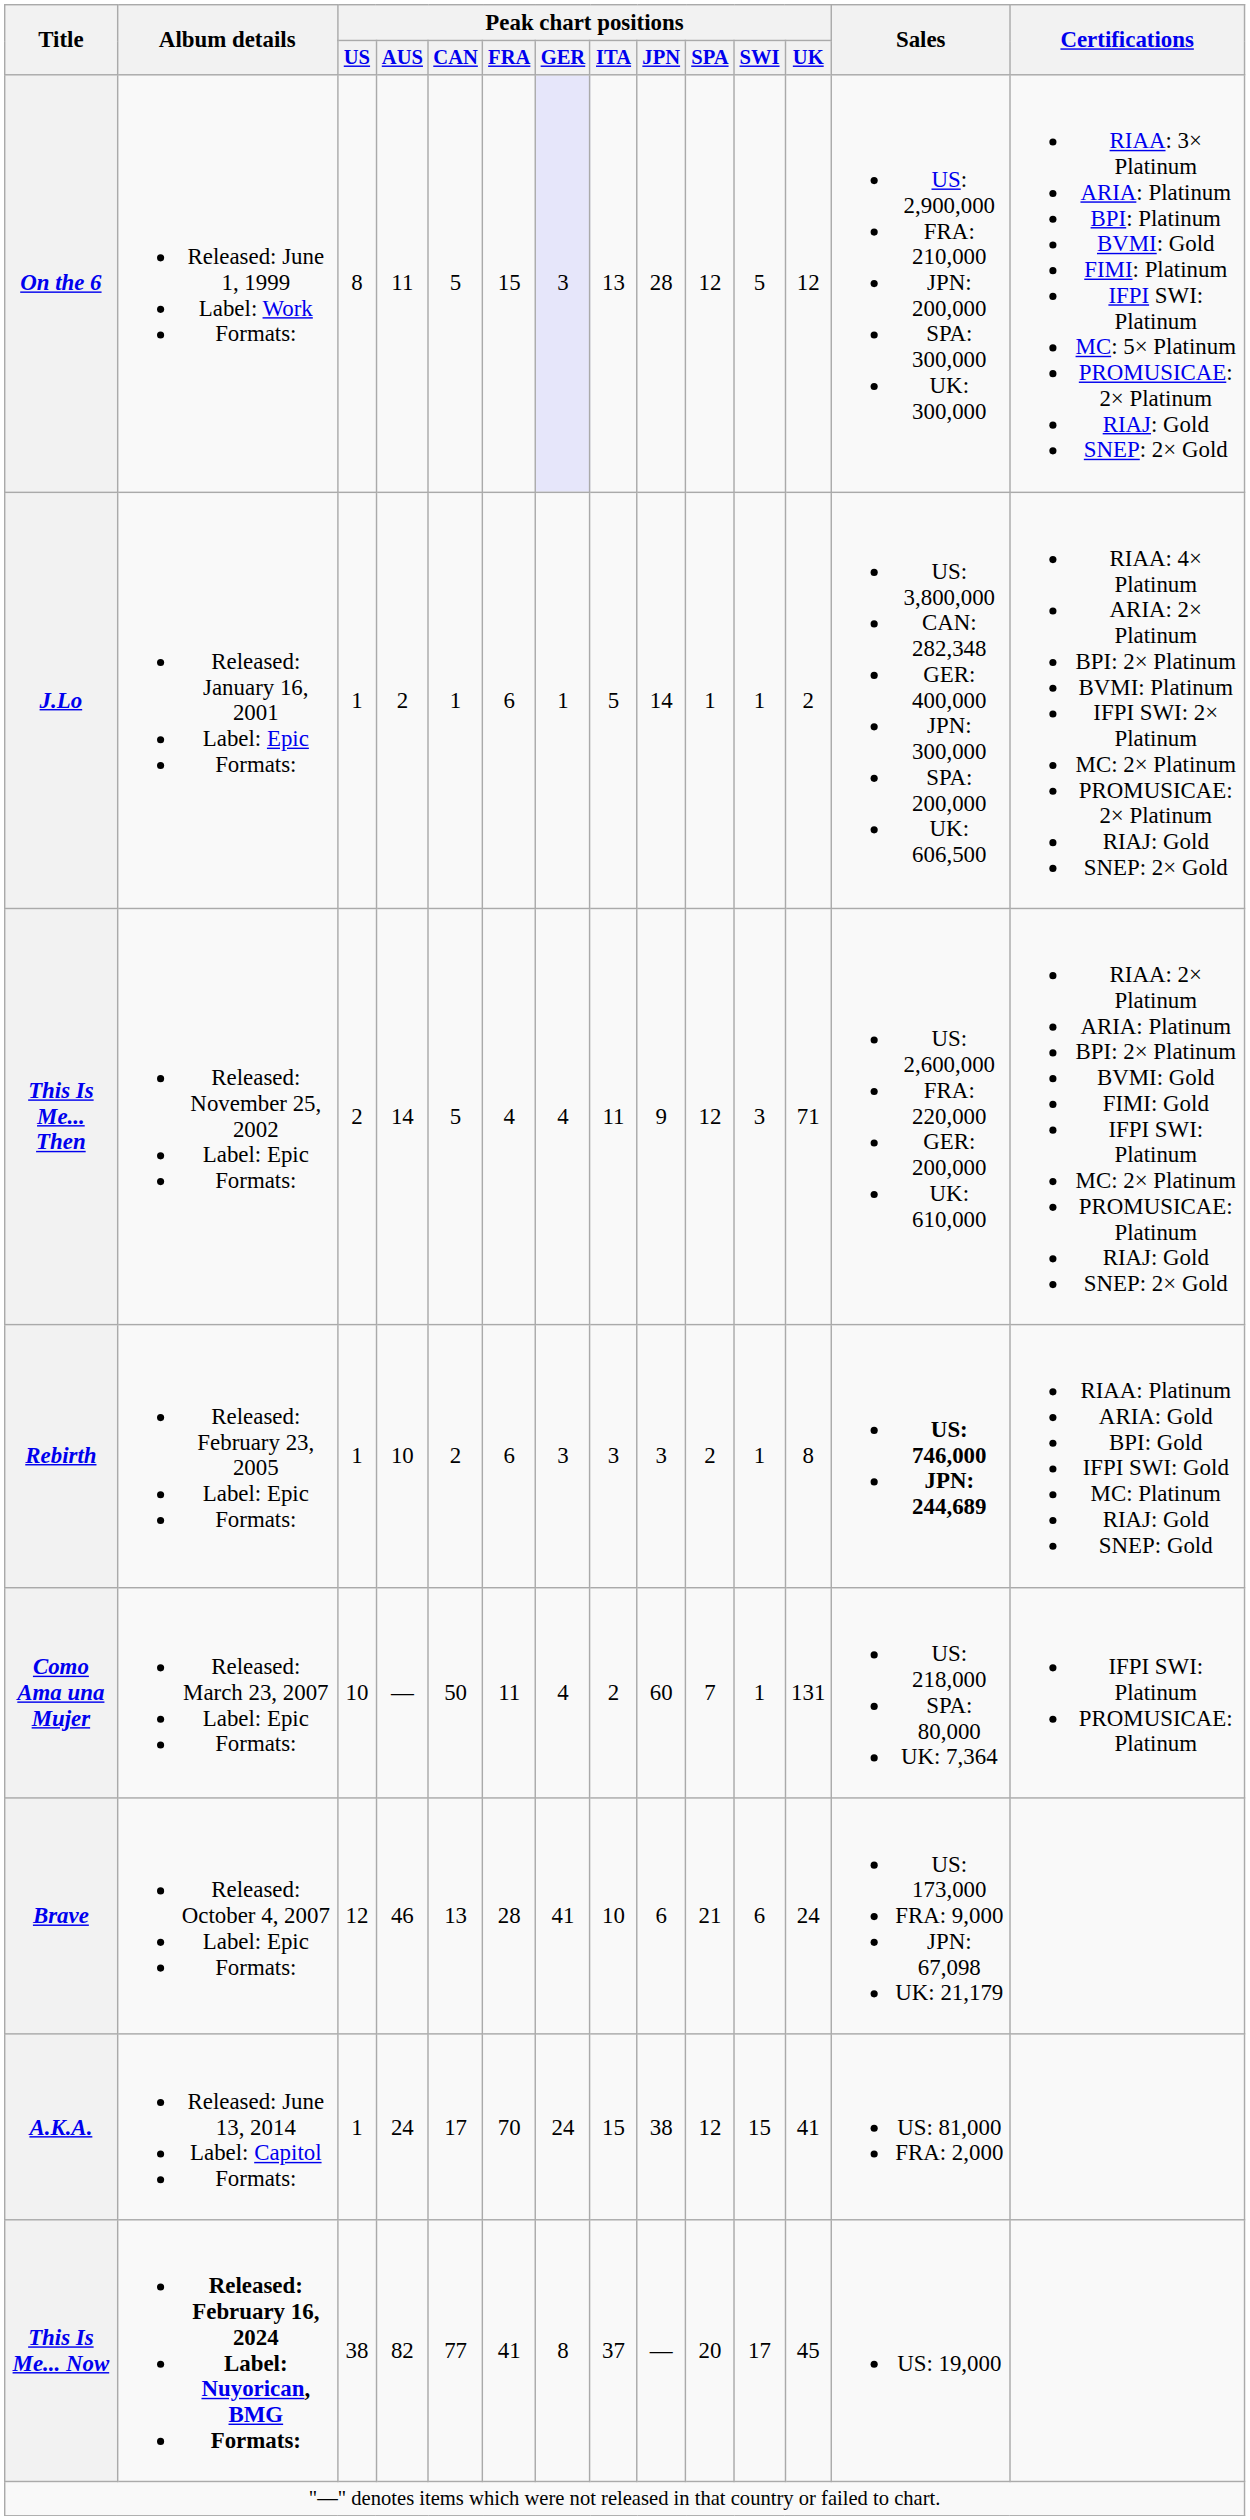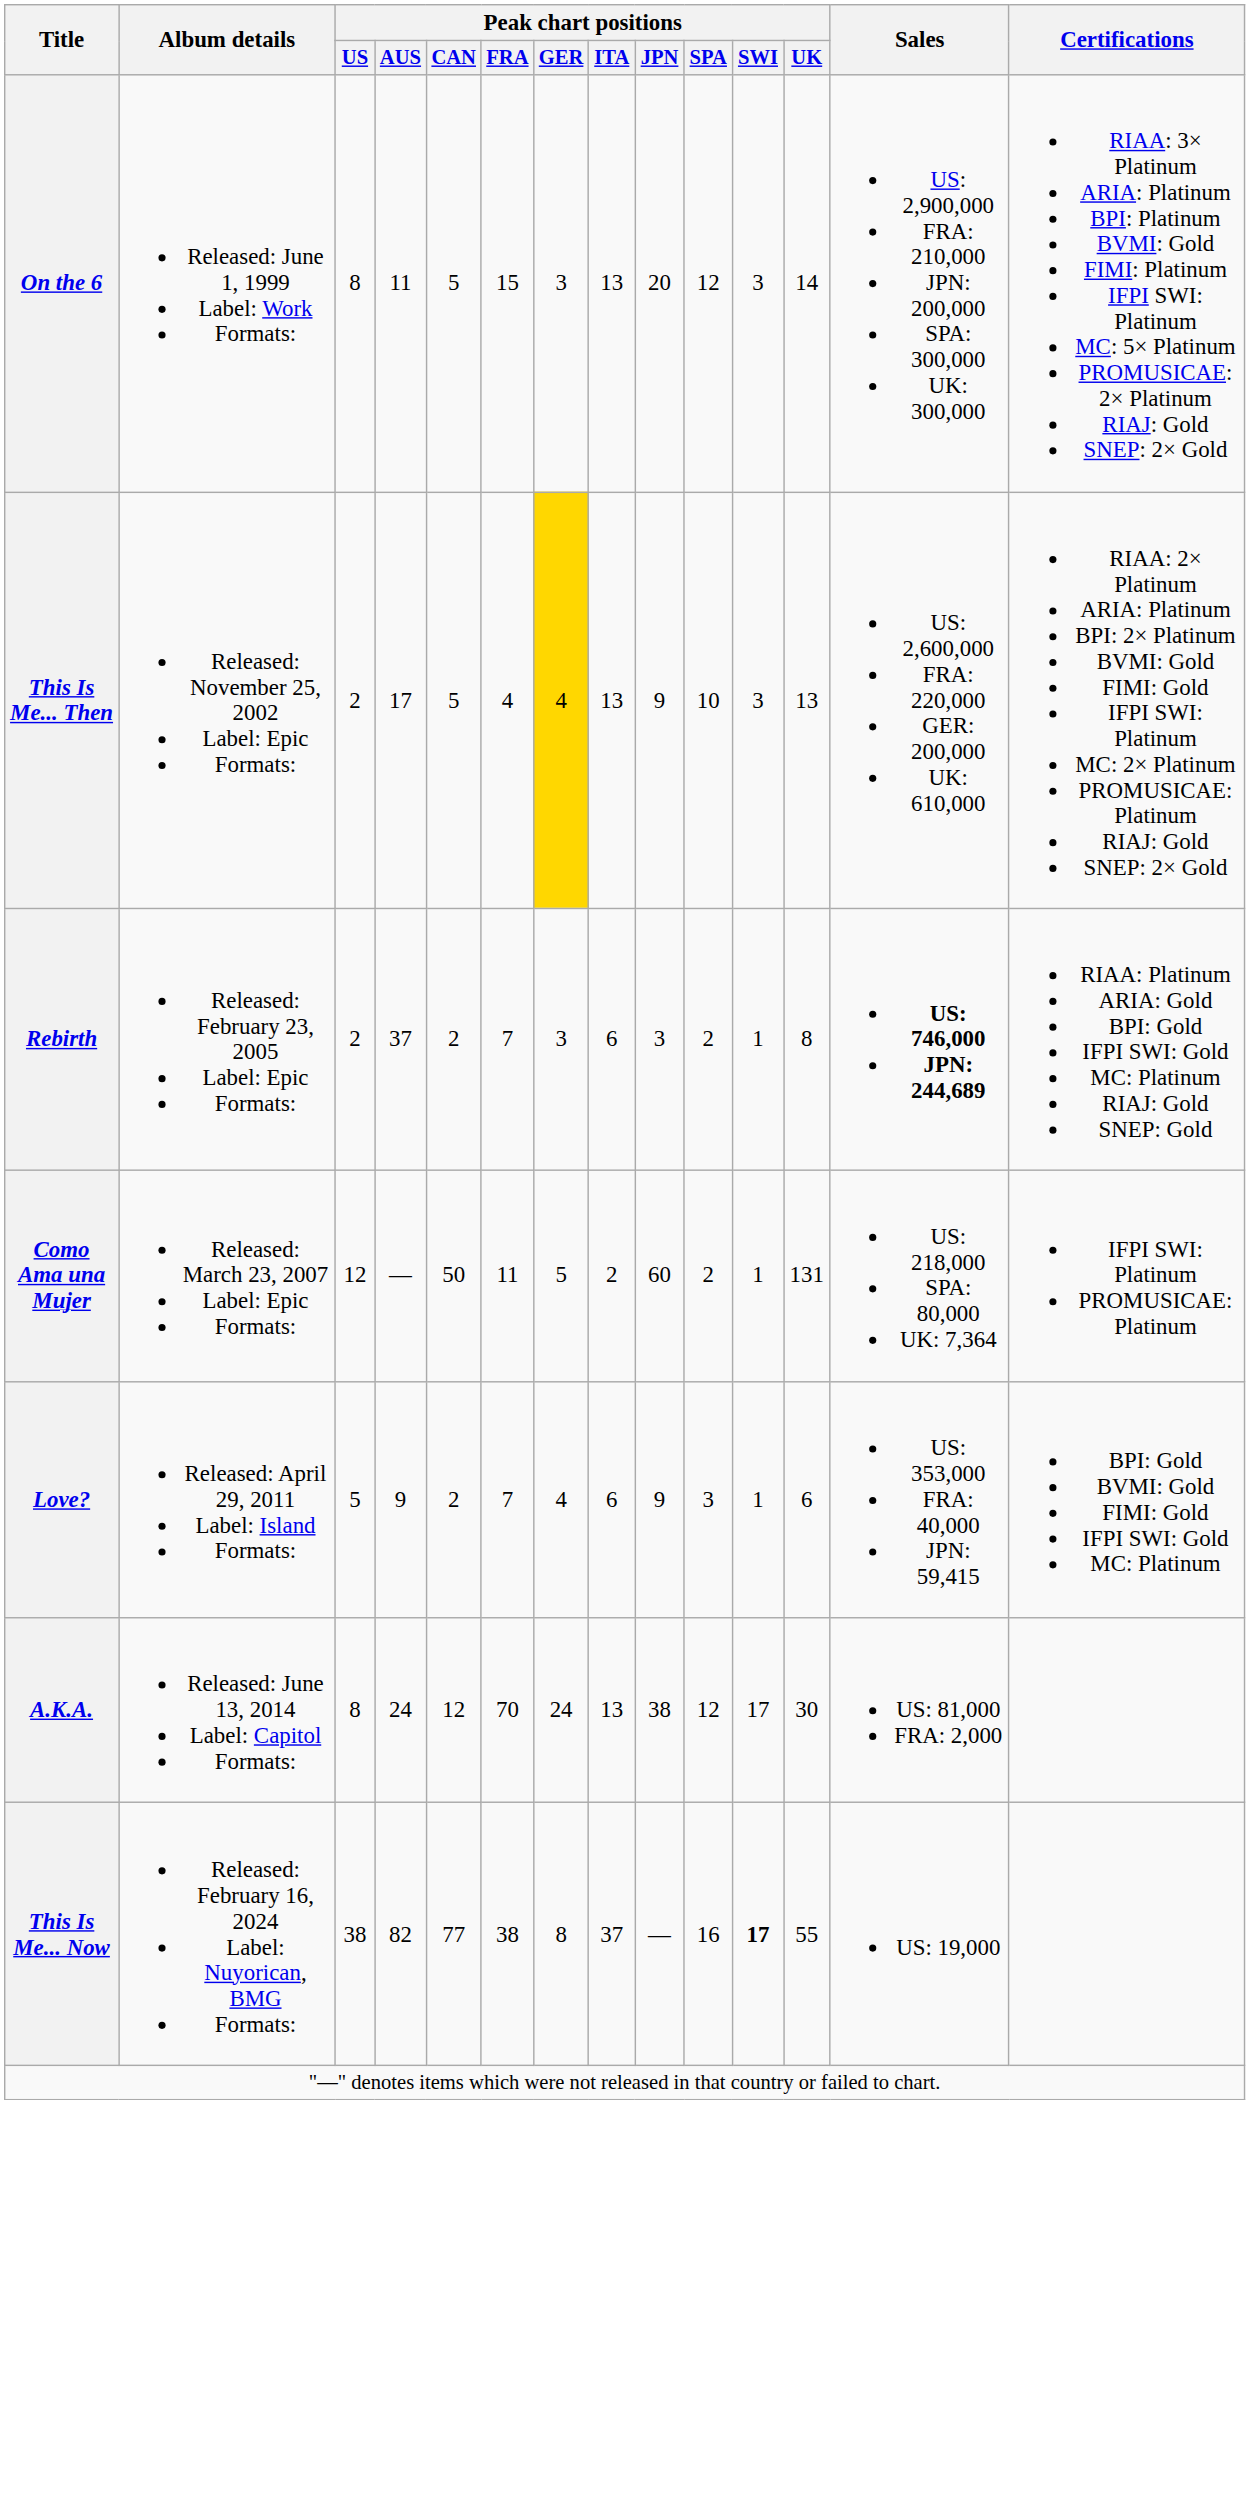(563, 283) lavender background -> (561, 283) no background
(661, 283) 28 -> (660, 283) 20
(760, 283) 5 -> (758, 283) 3
(808, 283) 12 -> (807, 283) 14
- row: (61, 699)
(402, 1116) 14 -> (400, 699) 17
(563, 1116) no background -> (561, 699) gold background
(614, 1116) 11 -> (612, 699) 13
(710, 1116) 12 -> (708, 699) 10
(808, 1116) 71 -> (807, 699) 13
(357, 1455) 1 -> (355, 1039) 2
(402, 1455) 10 -> (400, 1039) 37
(509, 1455) 6 -> (507, 1039) 7
(614, 1455) 3 -> (612, 1039) 6
(357, 1692) 10 -> (355, 1275) 12
(563, 1692) 4 -> (561, 1275) 5
(710, 1692) 7 -> (708, 1275) 2
- row: (61, 1915)
+ row: (62, 1499)
(357, 2126) 1 -> (355, 1710) 8
(456, 2126) 17 -> (454, 1710) 12
(614, 2126) 15 -> (612, 1710) 13
(760, 2126) 15 -> (758, 1710) 17
(808, 2126) 41 -> (807, 1710) 30
(227, 2363) bold -> (227, 1947) normal
(509, 2350) 41 -> (507, 1933) 38
(710, 2350) 20 -> (708, 1933) 16
(760, 2350) normal -> (758, 1933) bold
(808, 2350) 45 -> (807, 1933) 55
